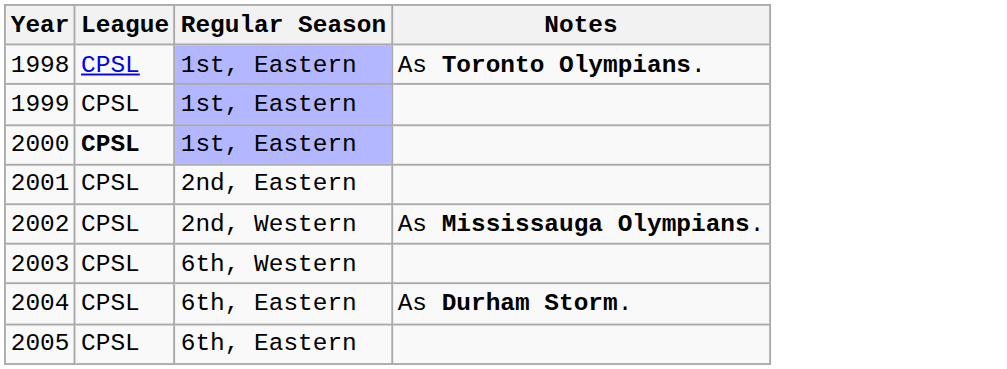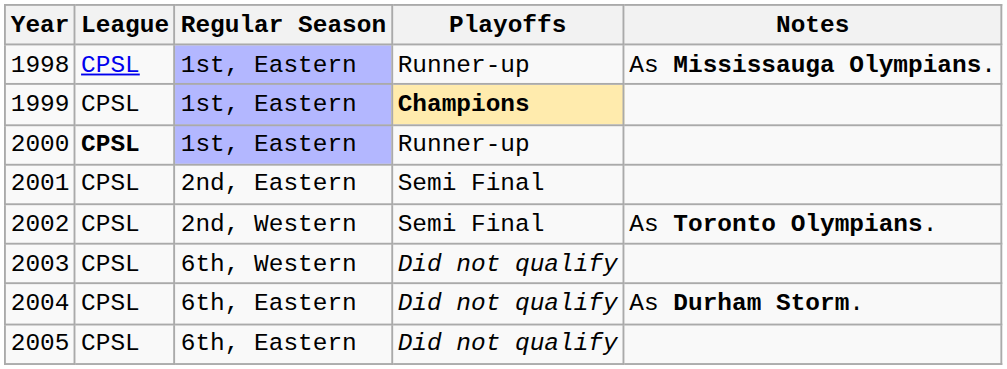+ column: (508, 25)
(552, 65) As Toronto Olympians. -> (813, 65) As Mississauga Olympians.
(581, 224) As Mississauga Olympians. -> (783, 224) As Toronto Olympians.
